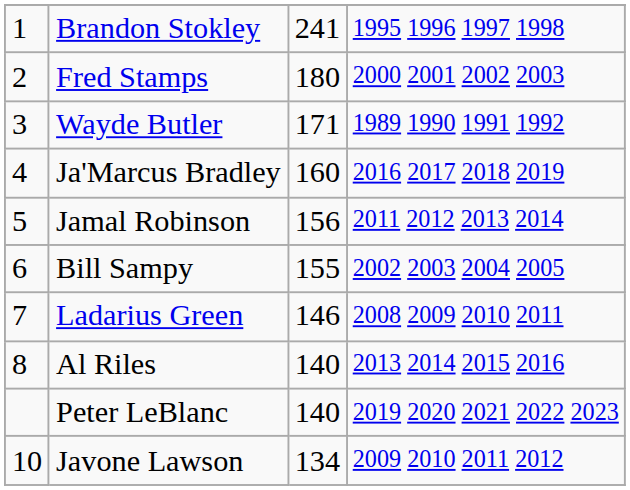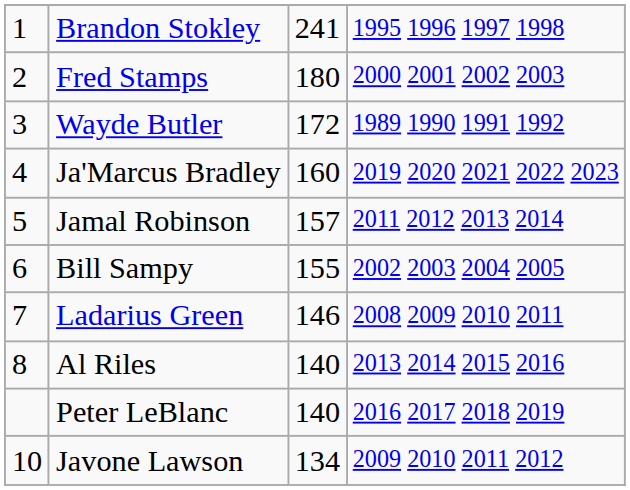(317, 124) 171 -> (317, 124) 172
(459, 172) 2016 2017 2018 2019 -> (486, 172) 2019 2020 2021 2022 2023
(317, 220) 156 -> (317, 220) 157
(486, 412) 2019 2020 2021 2022 2023 -> (459, 412) 2016 2017 2018 2019
